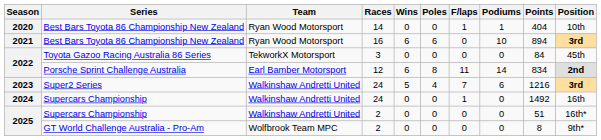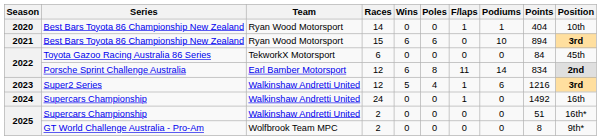(378, 41) 16 -> (378, 41) 15
(378, 56) 3 -> (378, 56) 6
(378, 85) 24 -> (378, 85) 12
(464, 85) 7 -> (464, 85) 1
